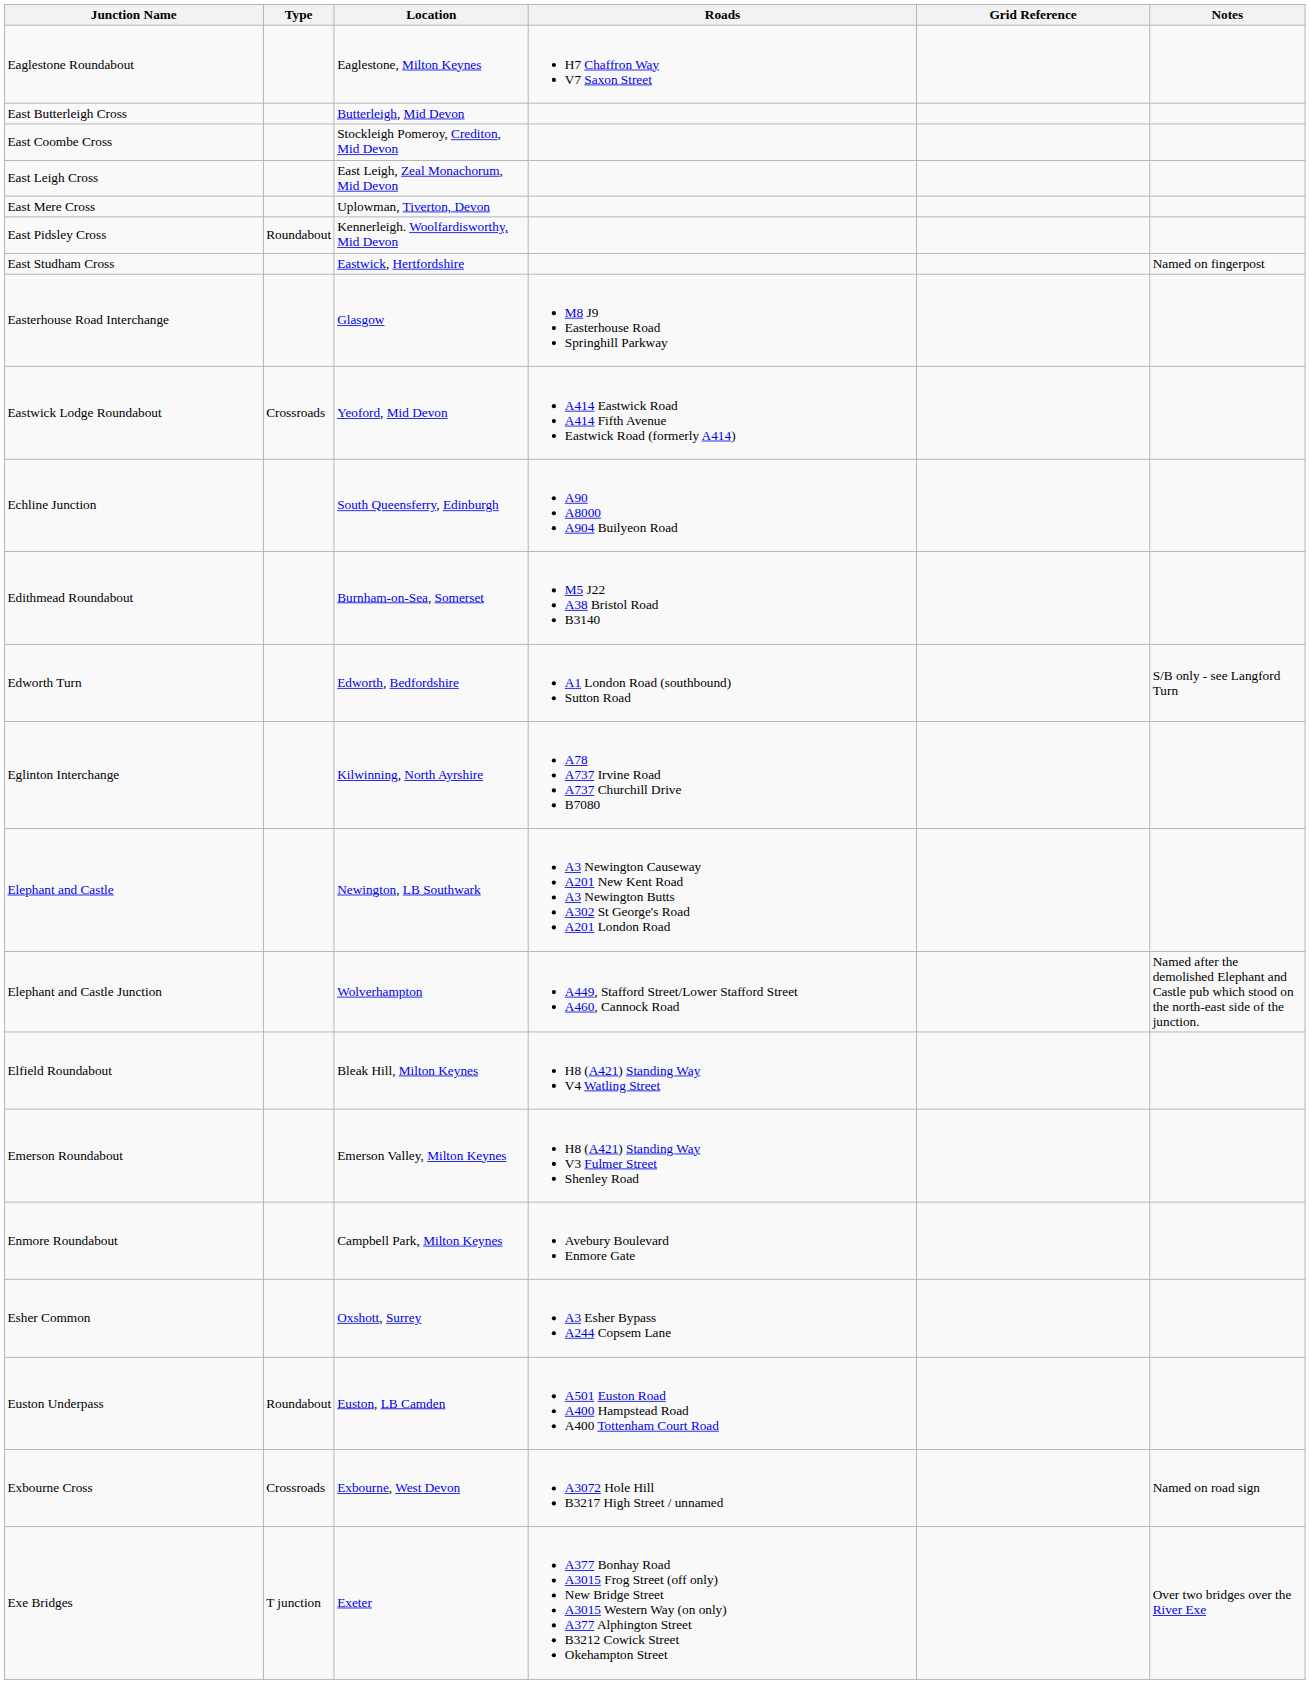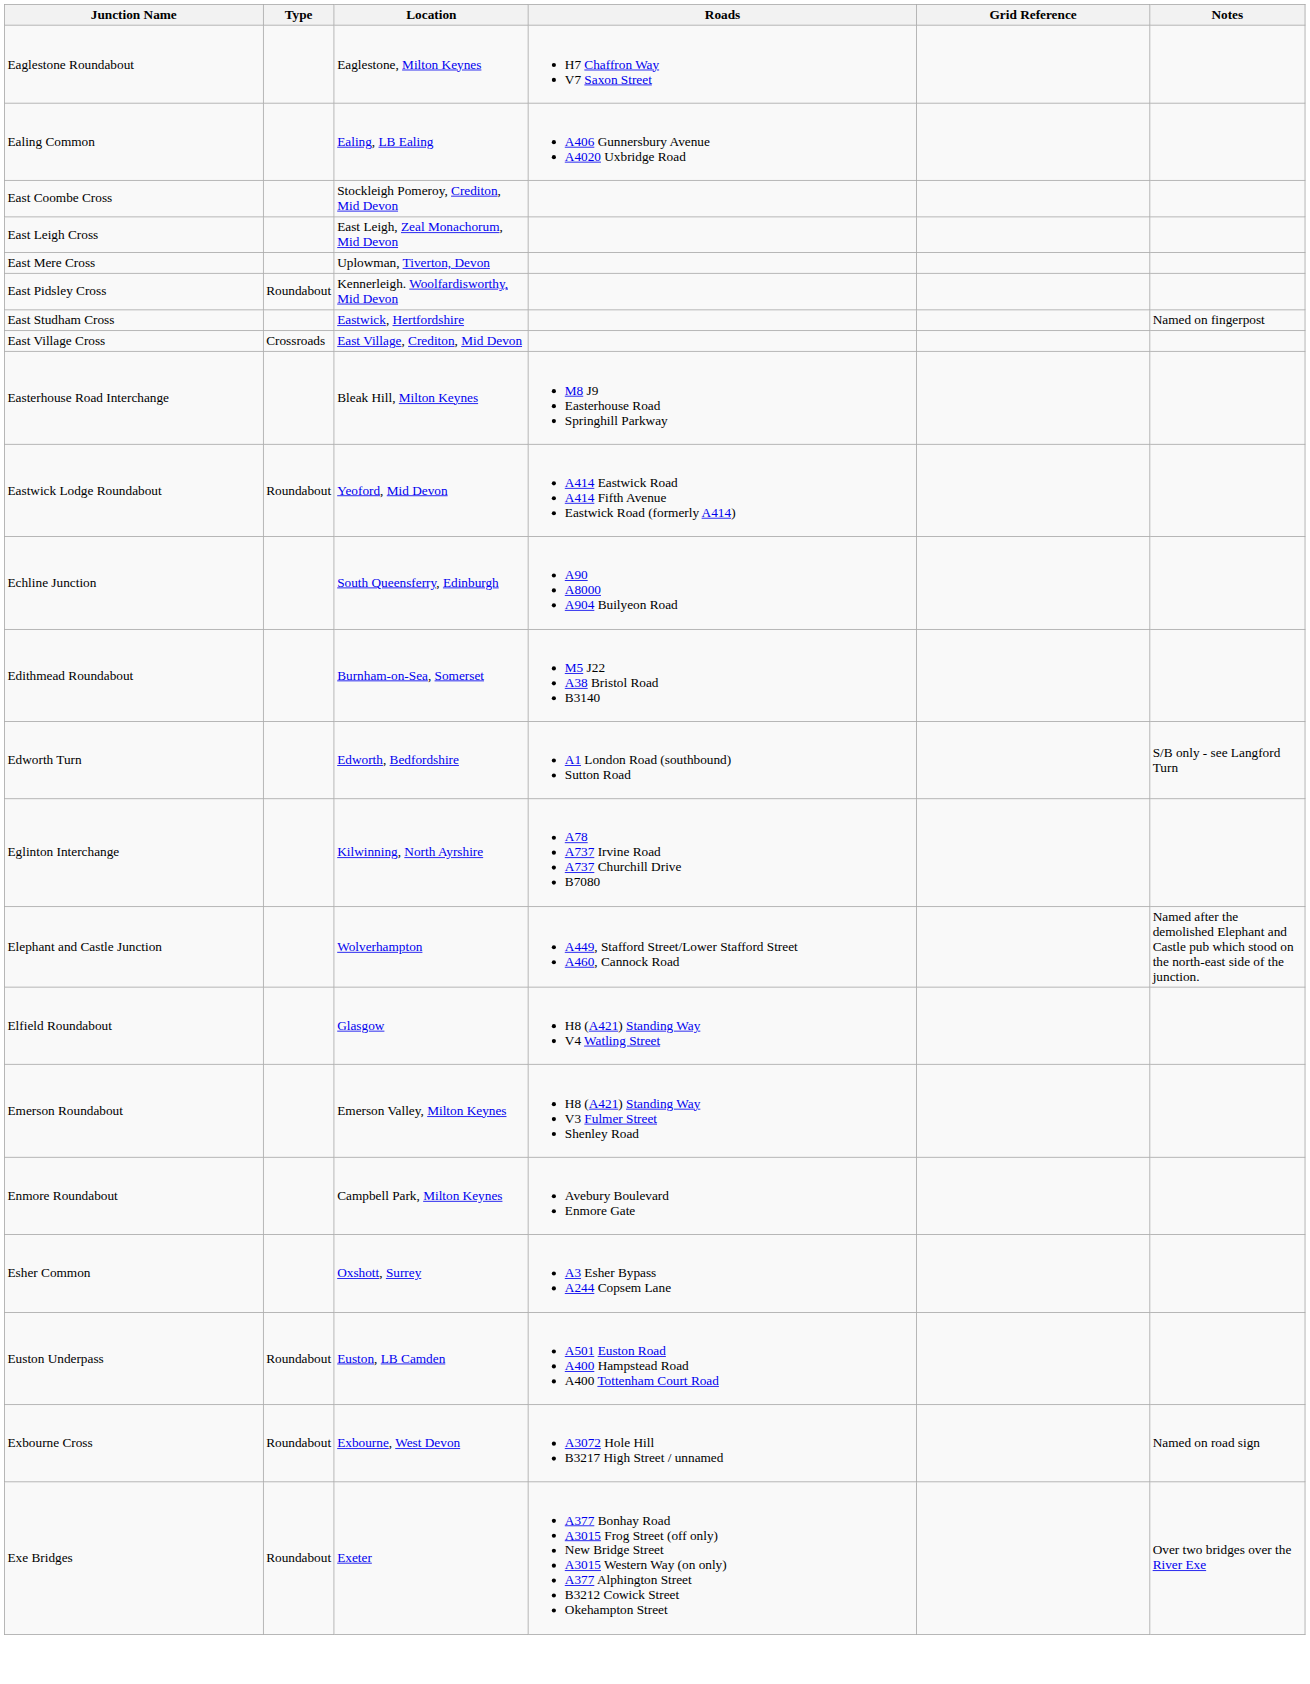+ row: (51, 141)
- row: (67, 113)
+ row: (56, 341)
(361, 320) Glasgow -> (408, 397) Bleak Hill, Milton Keynes
(296, 412) Crossroads -> (299, 490) Roundabout
- row: (61, 890)
(408, 1070) Bleak Hill, Milton Keynes -> (361, 1025) Glasgow
(296, 1488) Crossroads -> (299, 1443) Roundabout
(294, 1603) T junction -> (299, 1558) Roundabout
